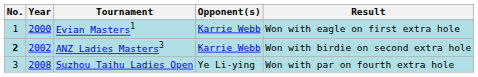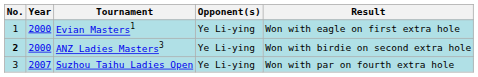(229, 29) Karrie Webb -> (226, 29) Ye Li-ying
(40, 48) 2002 -> (40, 48) 2000
(229, 48) Karrie Webb -> (226, 48) Ye Li-ying
(40, 65) 2008 -> (40, 65) 2007
